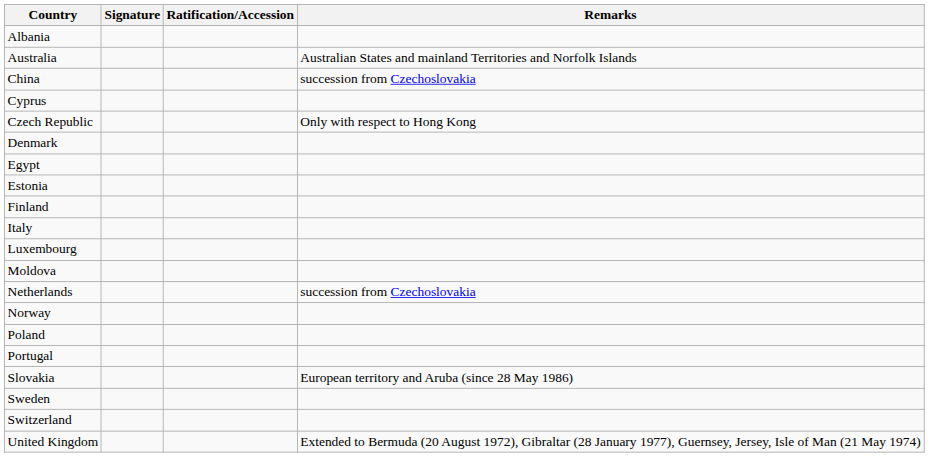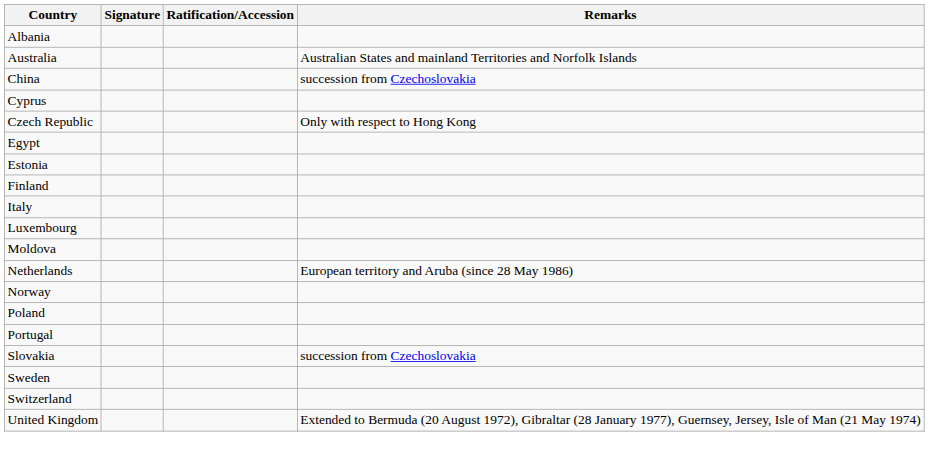- row: (33, 143)
(388, 292) succession from Czechoslovakia -> (437, 270) European territory and Aruba (since 28 May 1986)
(437, 377) European territory and Aruba (since 28 May 1986) -> (388, 356) succession from Czechoslovakia
